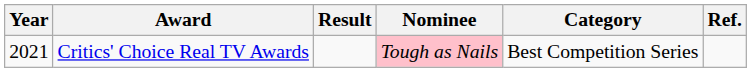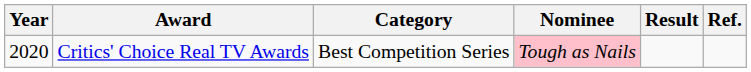columns swapped: (603, 20) <-> (345, 20)
(29, 51) 2021 -> (29, 51) 2020
